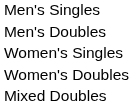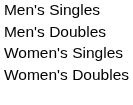- row: (55, 96)
